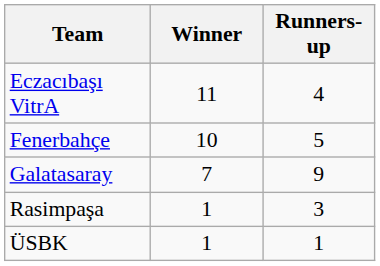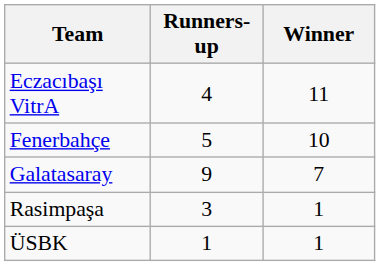columns swapped: (207, 33) <-> (319, 33)
